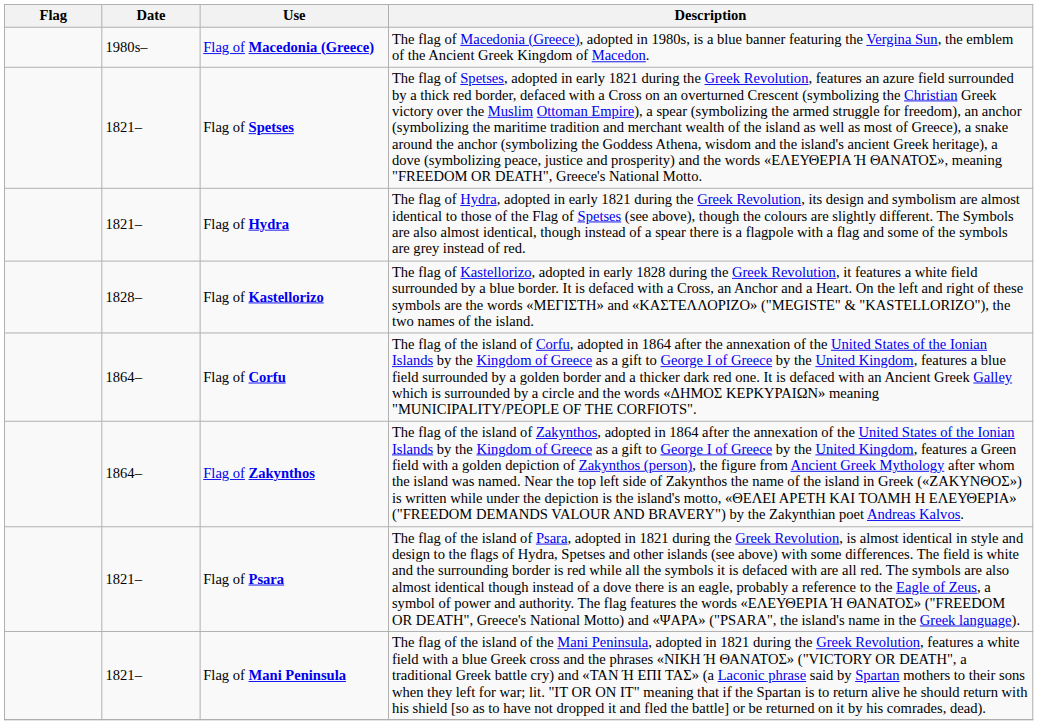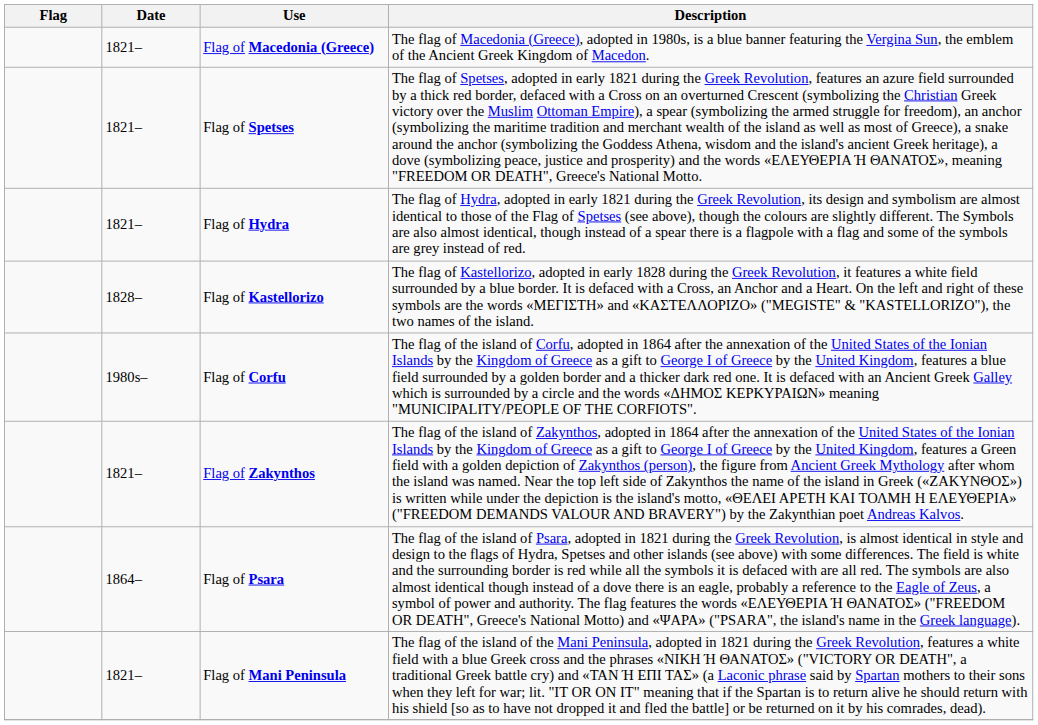(127, 47) 1980s– -> (124, 47) 1821–
(124, 377) 1864– -> (127, 377) 1980s–
(124, 474) 1864– -> (124, 474) 1821–
(124, 578) 1821– -> (124, 578) 1864–
